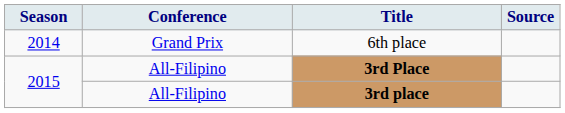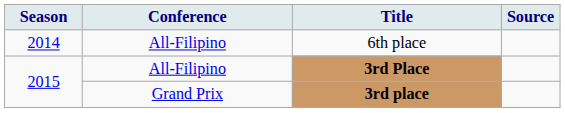(187, 42) Grand Prix -> (187, 42) All-Filipino
(187, 94) All-Filipino -> (187, 94) Grand Prix
